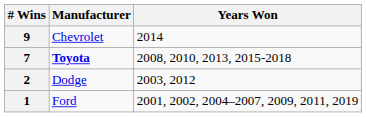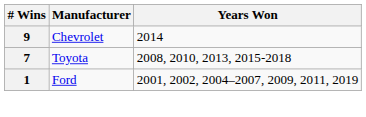(71, 58) bold -> (70, 58) normal
- row: (27, 80)
